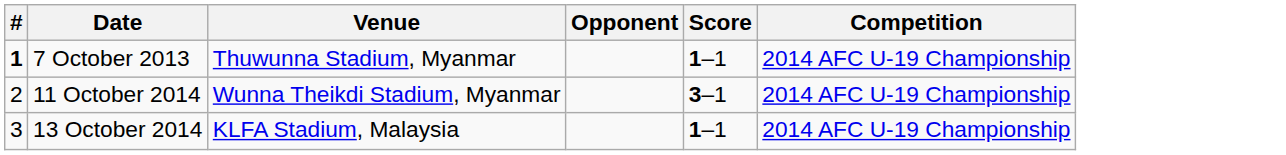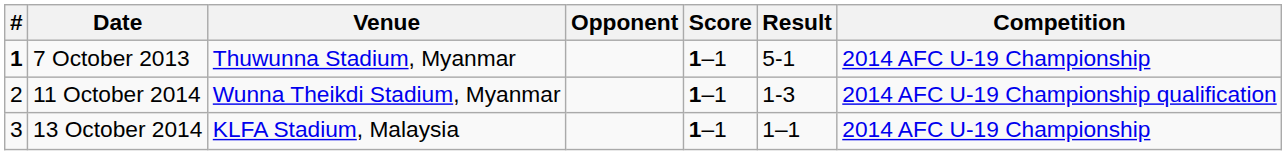+ column: (797, 22)
(708, 94) 3–1 -> (708, 94) 1–1
(916, 94) 2014 AFC U-19 Championship -> (1059, 94) 2014 AFC U-19 Championship qualification
